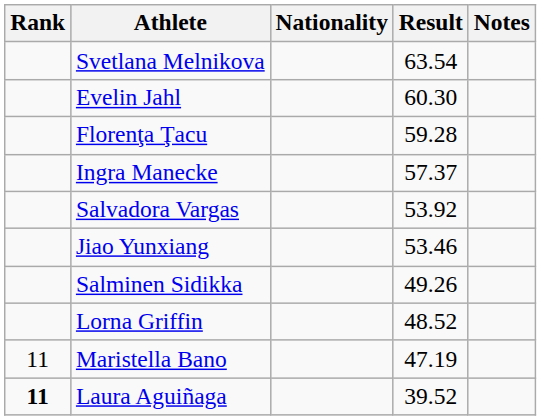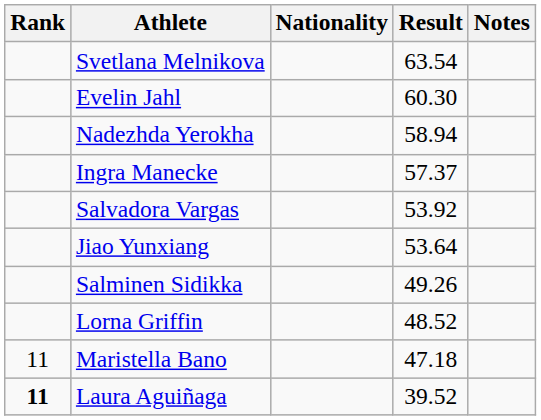- row: (142, 135)
+ row: (165, 135)
(431, 246) 53.46 -> (431, 246) 53.64
(431, 358) 47.19 -> (431, 358) 47.18
